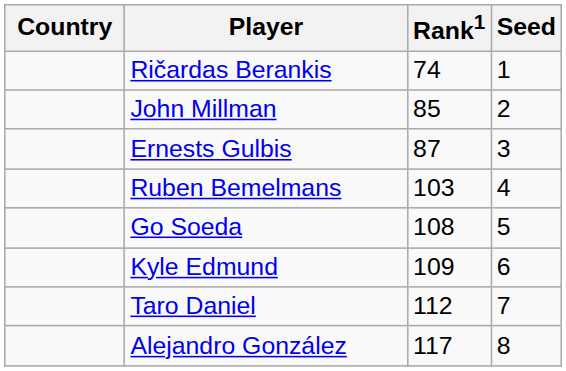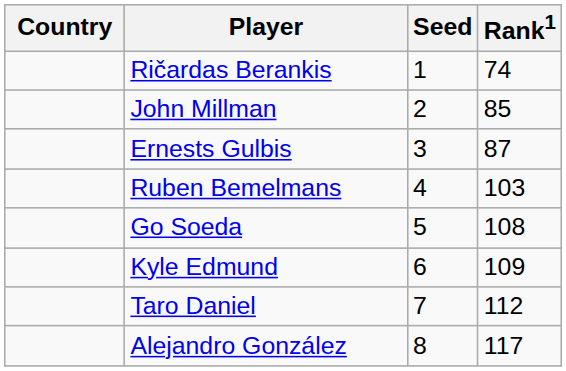columns swapped: (449, 27) <-> (526, 27)
